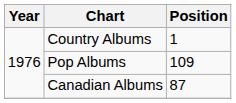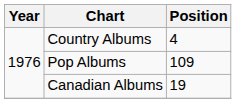(174, 39) 1 -> (174, 39) 4
(178, 86) 87 -> (178, 86) 19
